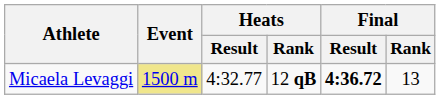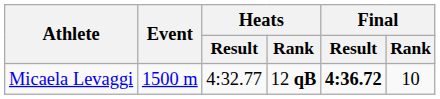(170, 79) khaki background -> (170, 79) no background
(411, 79) 13 -> (411, 79) 10
